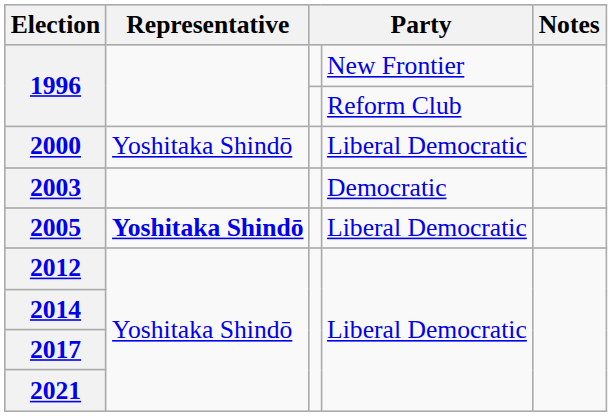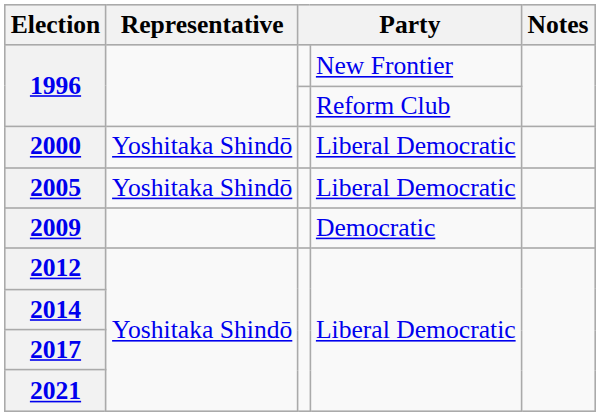- row: (56, 187)
(208, 227) bold -> (202, 187) normal
+ row: (56, 227)
